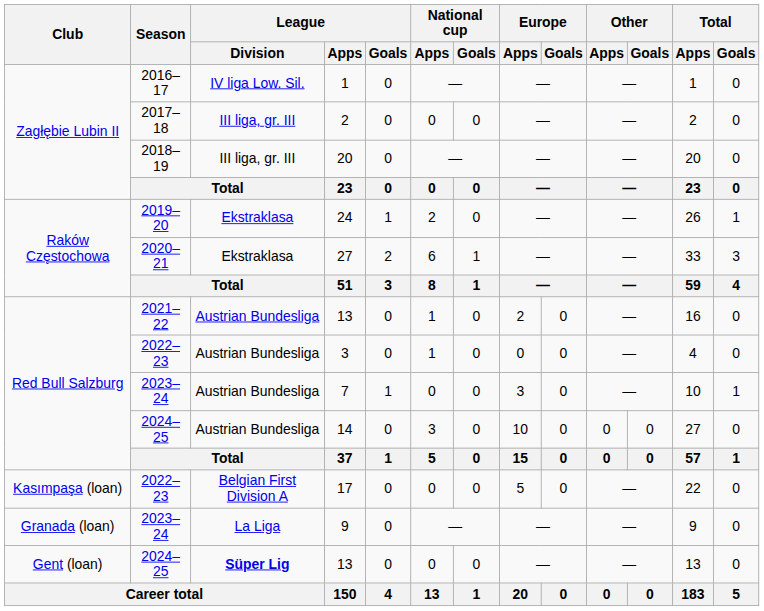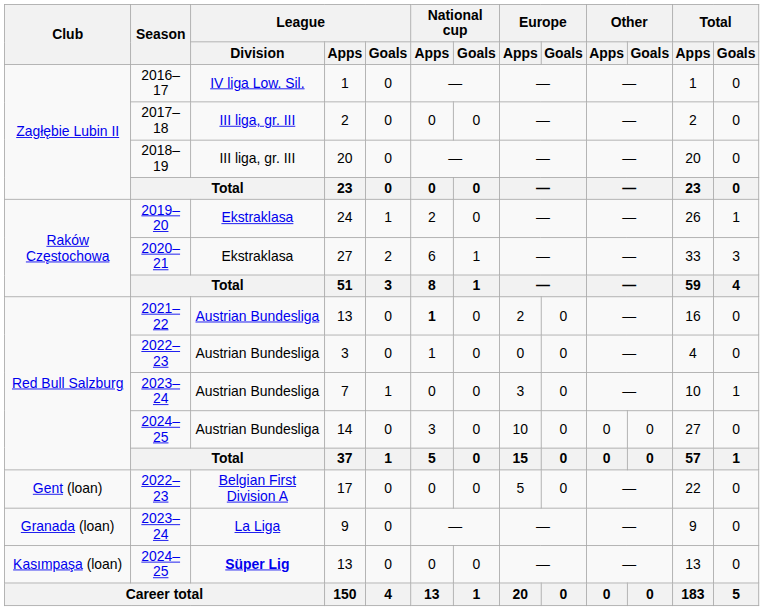(432, 316) normal -> (432, 316) bold
(68, 489) Kasımpaşa (loan) -> (68, 489) Gent (loan)
(68, 564) Gent (loan) -> (68, 564) Kasımpaşa (loan)
